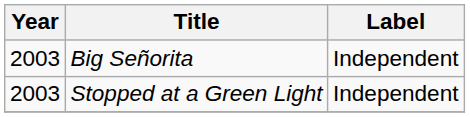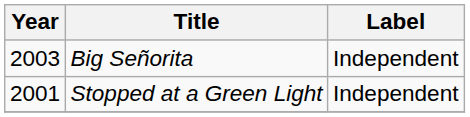(35, 93) 2003 -> (35, 93) 2001
